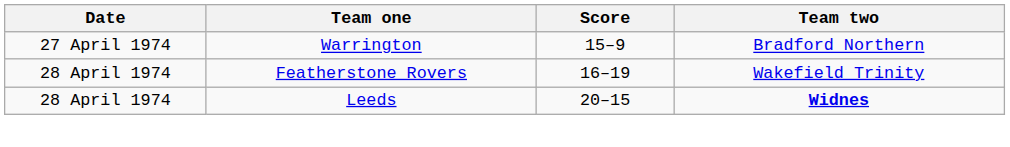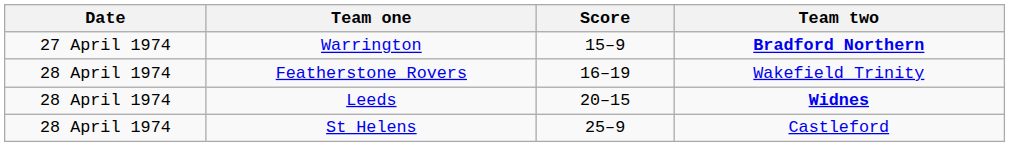(839, 46) normal -> (839, 46) bold
+ row: (371, 128)
